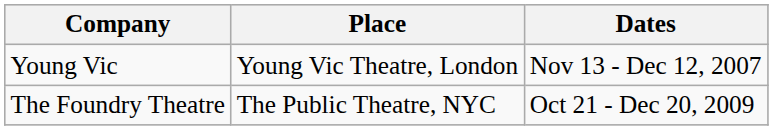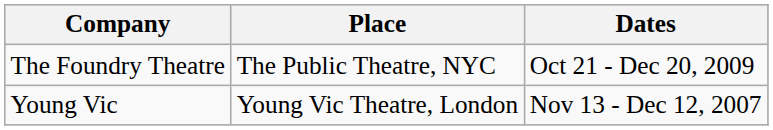rows swapped: (64, 64) <-> (118, 104)
